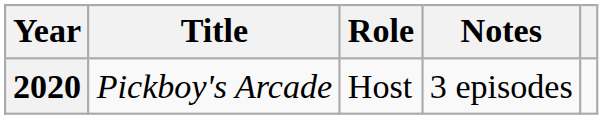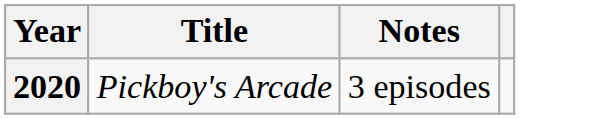- column: (381, 31)
